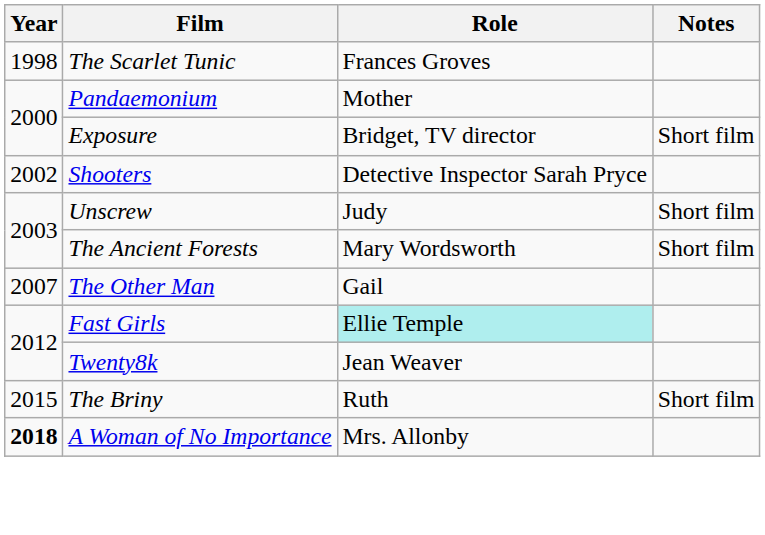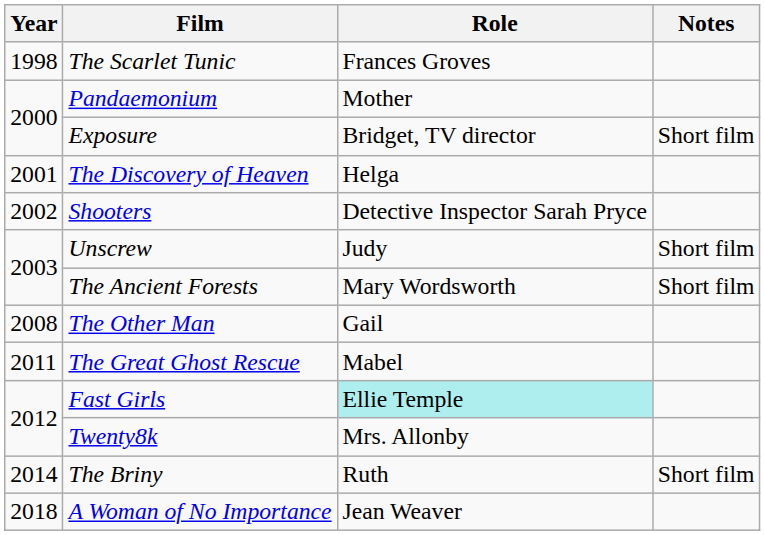+ row: (188, 173)
(34, 286) 2007 -> (34, 323) 2008
+ row: (184, 361)
(402, 361) Jean Weaver -> (406, 436) Mrs. Allonby
(34, 398) 2015 -> (34, 473) 2014
(34, 436) bold -> (34, 511) normal
(406, 436) Mrs. Allonby -> (402, 511) Jean Weaver
